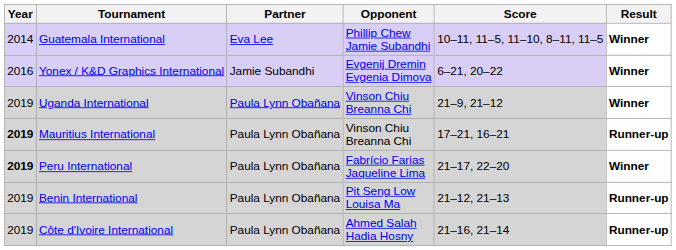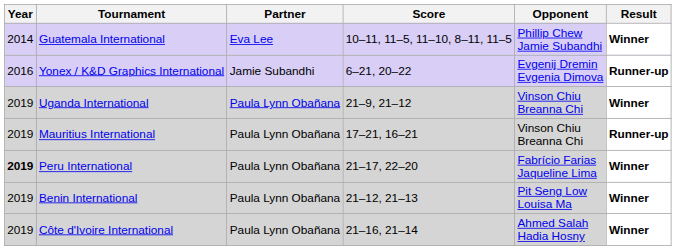columns swapped: (389, 14) <-> (520, 14)
(629, 71) Winner -> (639, 71) Runner-up
(20, 135) bold -> (20, 135) normal
(639, 198) Runner-up -> (629, 198) Winner
(639, 230) Runner-up -> (629, 230) Winner
